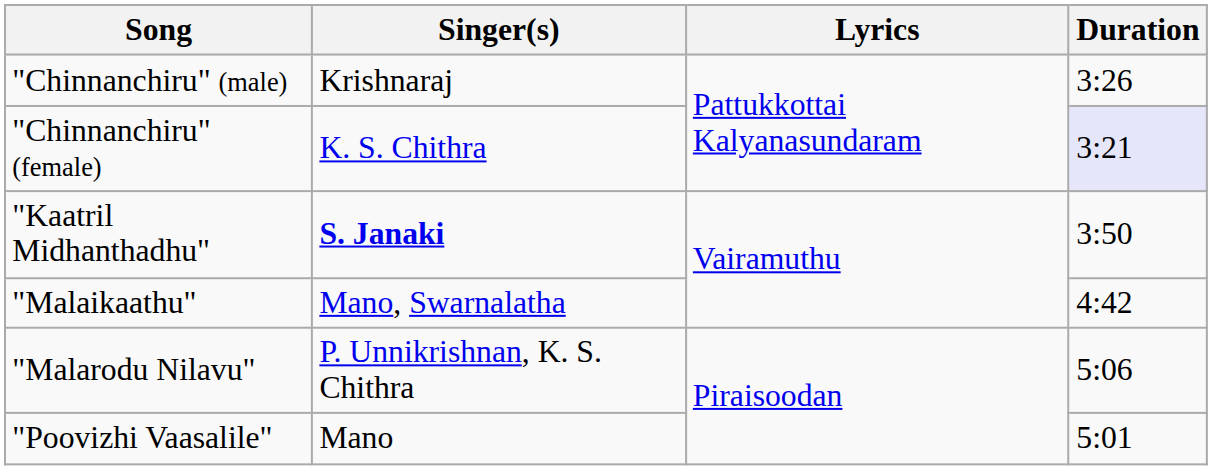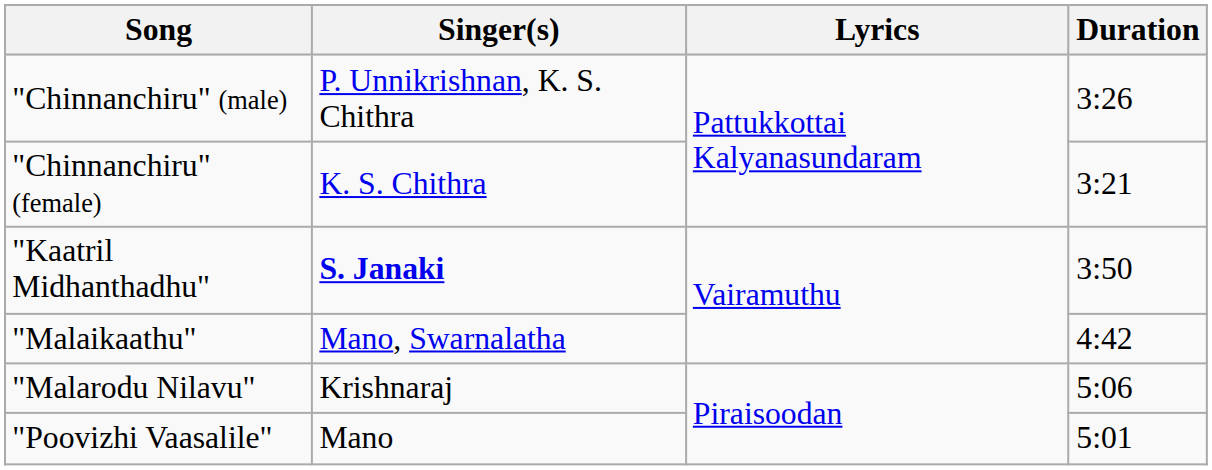(386, 79) Krishnaraj -> (461, 97) P. Unnikrishnan, K. S. Chithra
(1104, 147) lavender background -> (1104, 183) no background
(461, 369) P. Unnikrishnan, K. S. Chithra -> (386, 387) Krishnaraj
